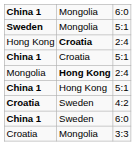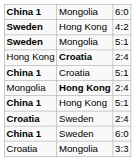+ row: (25, 27)
(122, 103) 4:2 -> (122, 118) 2:4
